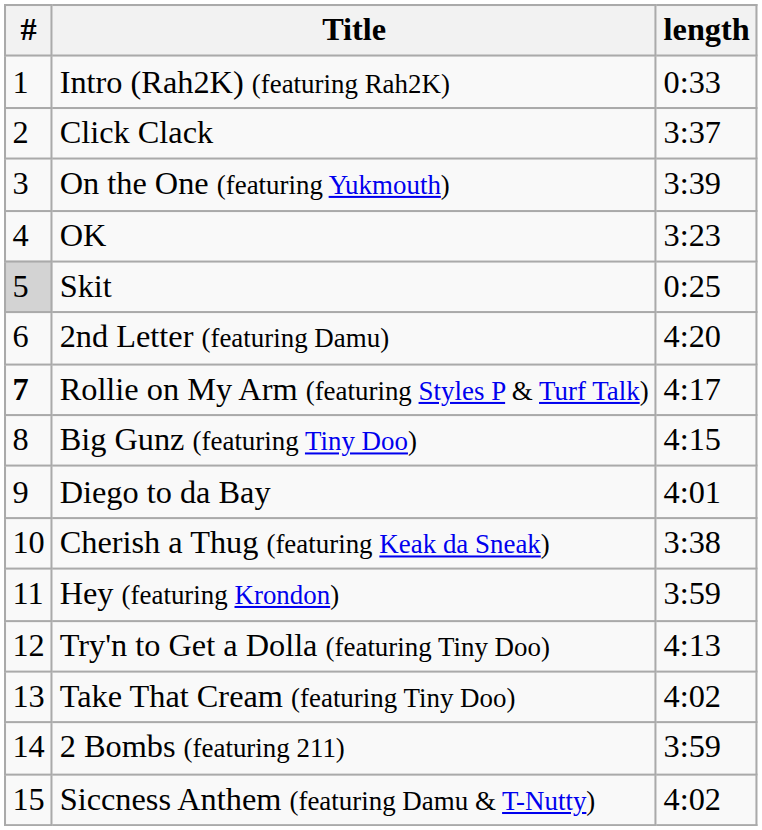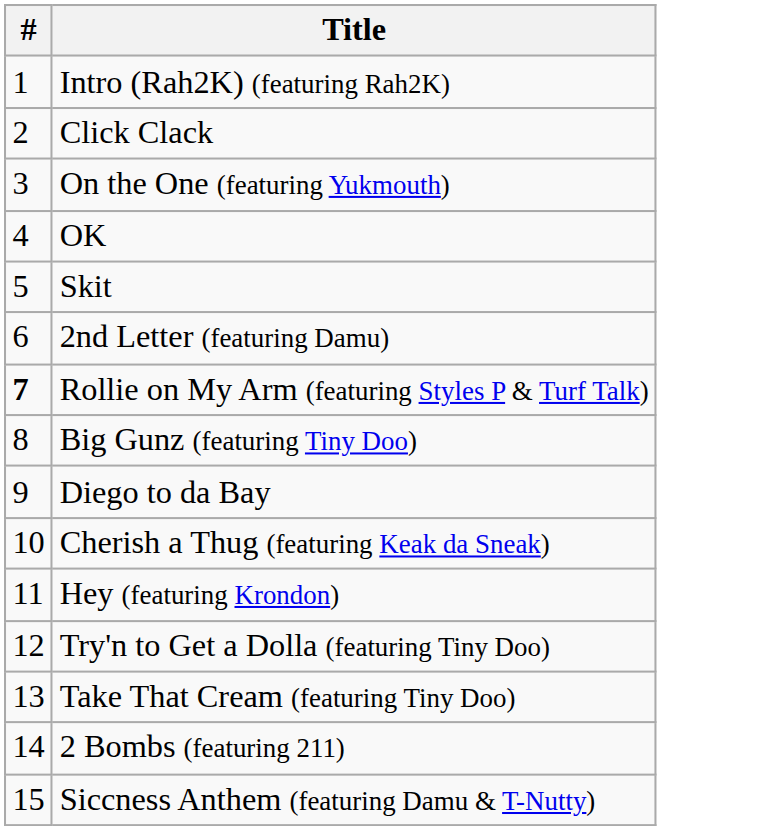- column: (707, 30)
(21, 286) lightgrey background -> (21, 286) no background
